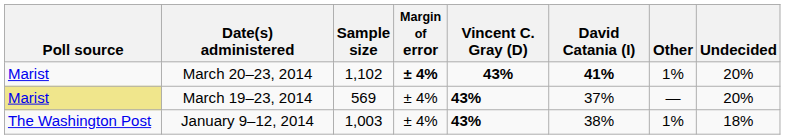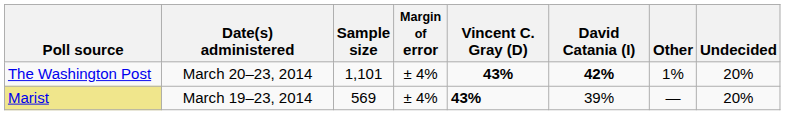(28, 74) Marist -> (80, 74) The Washington Post
(363, 74) 1,102 -> (363, 74) 1,101
(421, 74) bold -> (421, 74) normal
(599, 74) 41% -> (599, 74) 42%
(599, 97) 37% -> (599, 97) 39%
- row: (248, 121)
